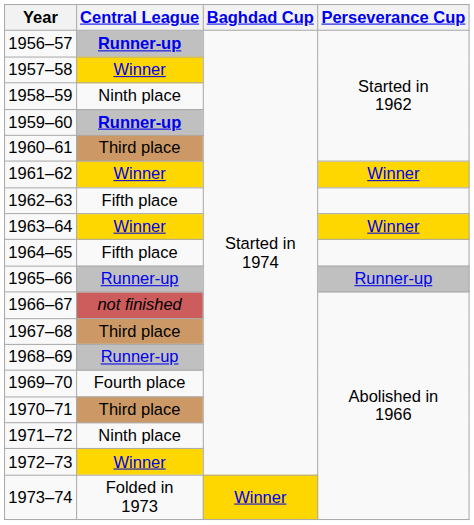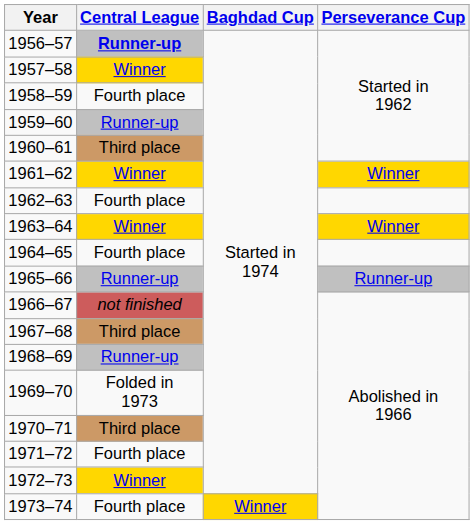(140, 95) Ninth place -> (140, 95) Fourth place
(140, 122) bold -> (140, 122) normal
(140, 200) Fifth place -> (140, 200) Fourth place
(140, 252) Fifth place -> (140, 252) Fourth place
(140, 383) Fourth place -> (140, 392) Folded in 1973
(140, 435) Ninth place -> (140, 454) Fourth place
(140, 497) Folded in 1973 -> (140, 506) Fourth place
